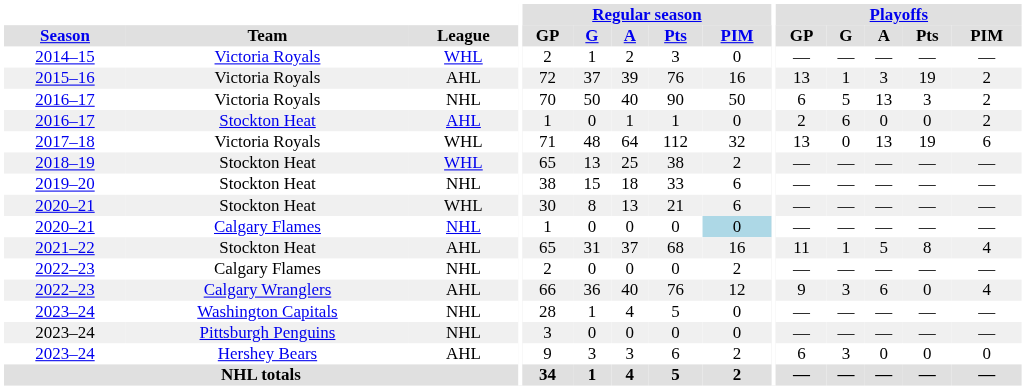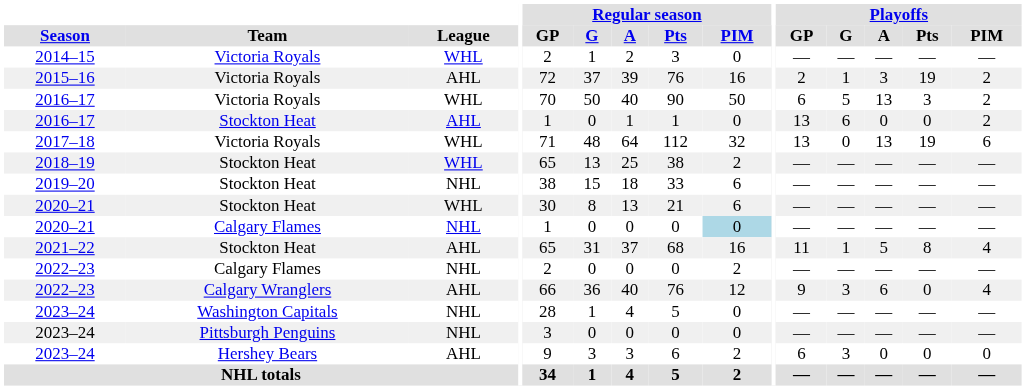(802, 78) 13 -> (802, 78) 2
(463, 99) NHL -> (463, 99) WHL
(802, 120) 2 -> (802, 120) 13
